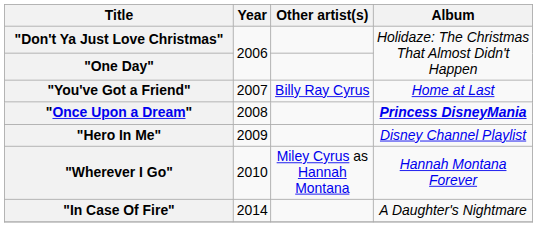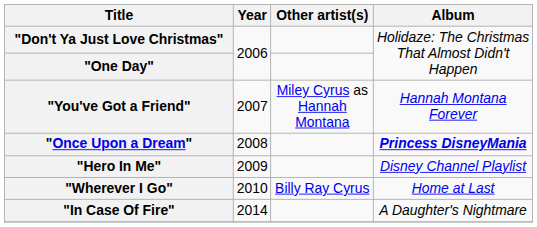(322, 91) Billy Ray Cyrus -> (322, 106) Miley Cyrus as Hannah Montana
(453, 91) Home at Last -> (453, 106) Hannah Montana Forever
(322, 172) Miley Cyrus as Hannah Montana -> (322, 188) Billy Ray Cyrus
(453, 172) Hannah Montana Forever -> (453, 188) Home at Last
